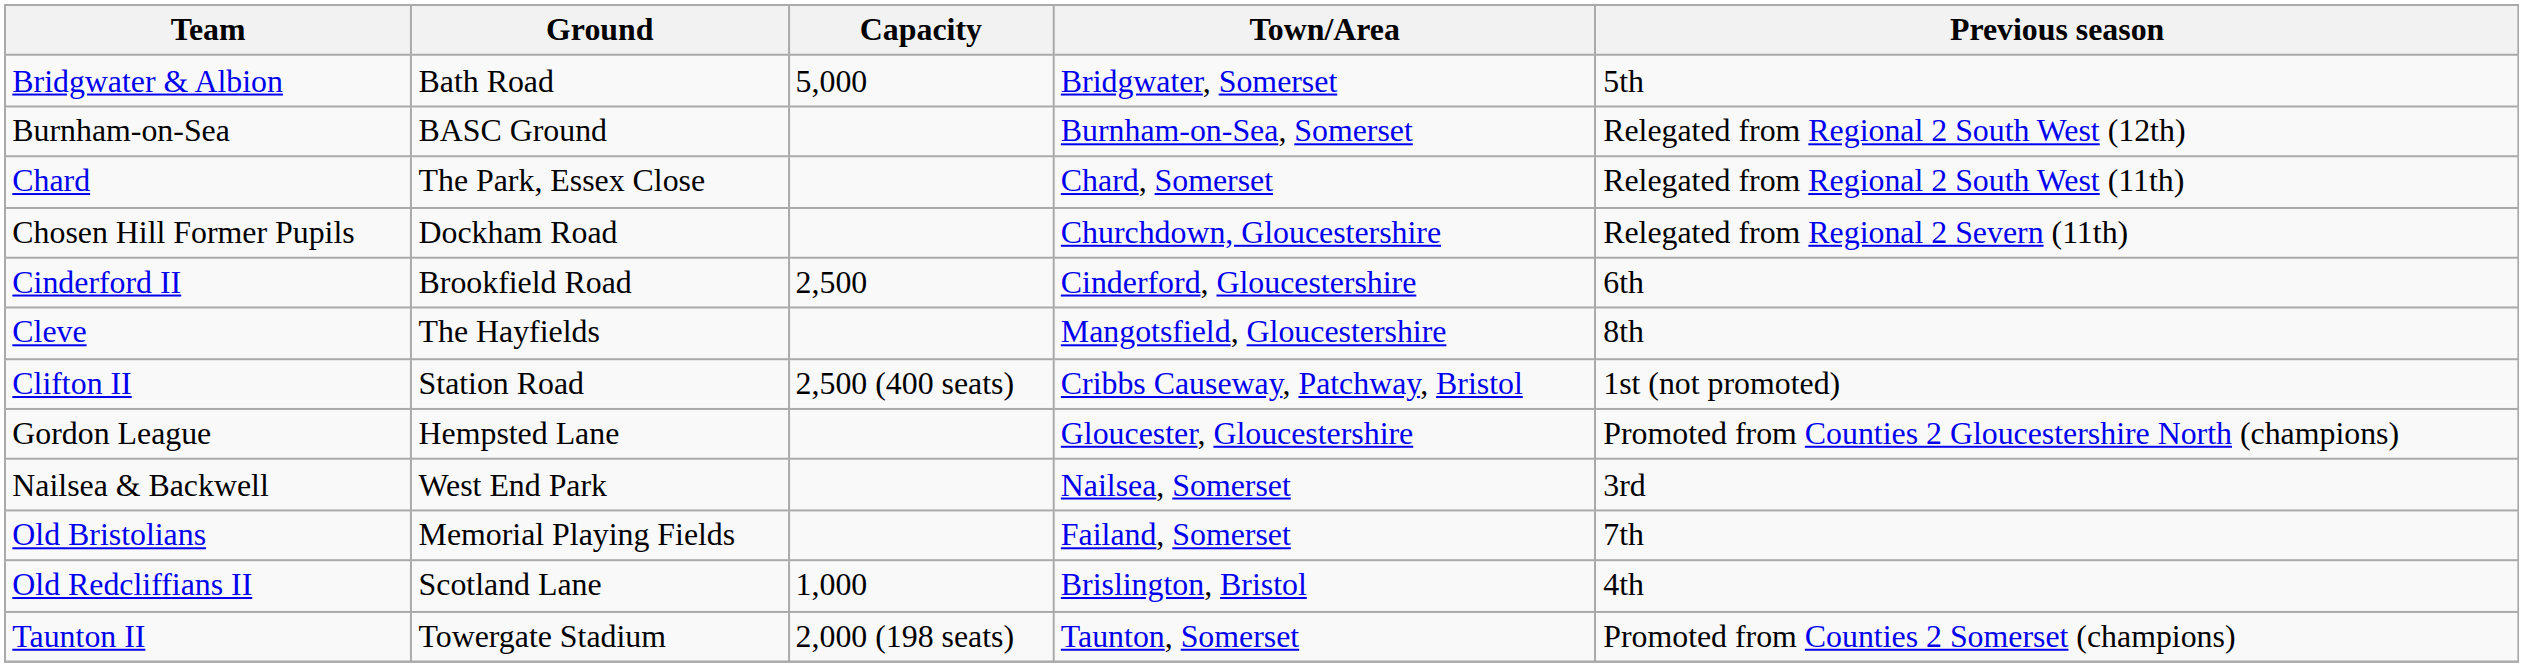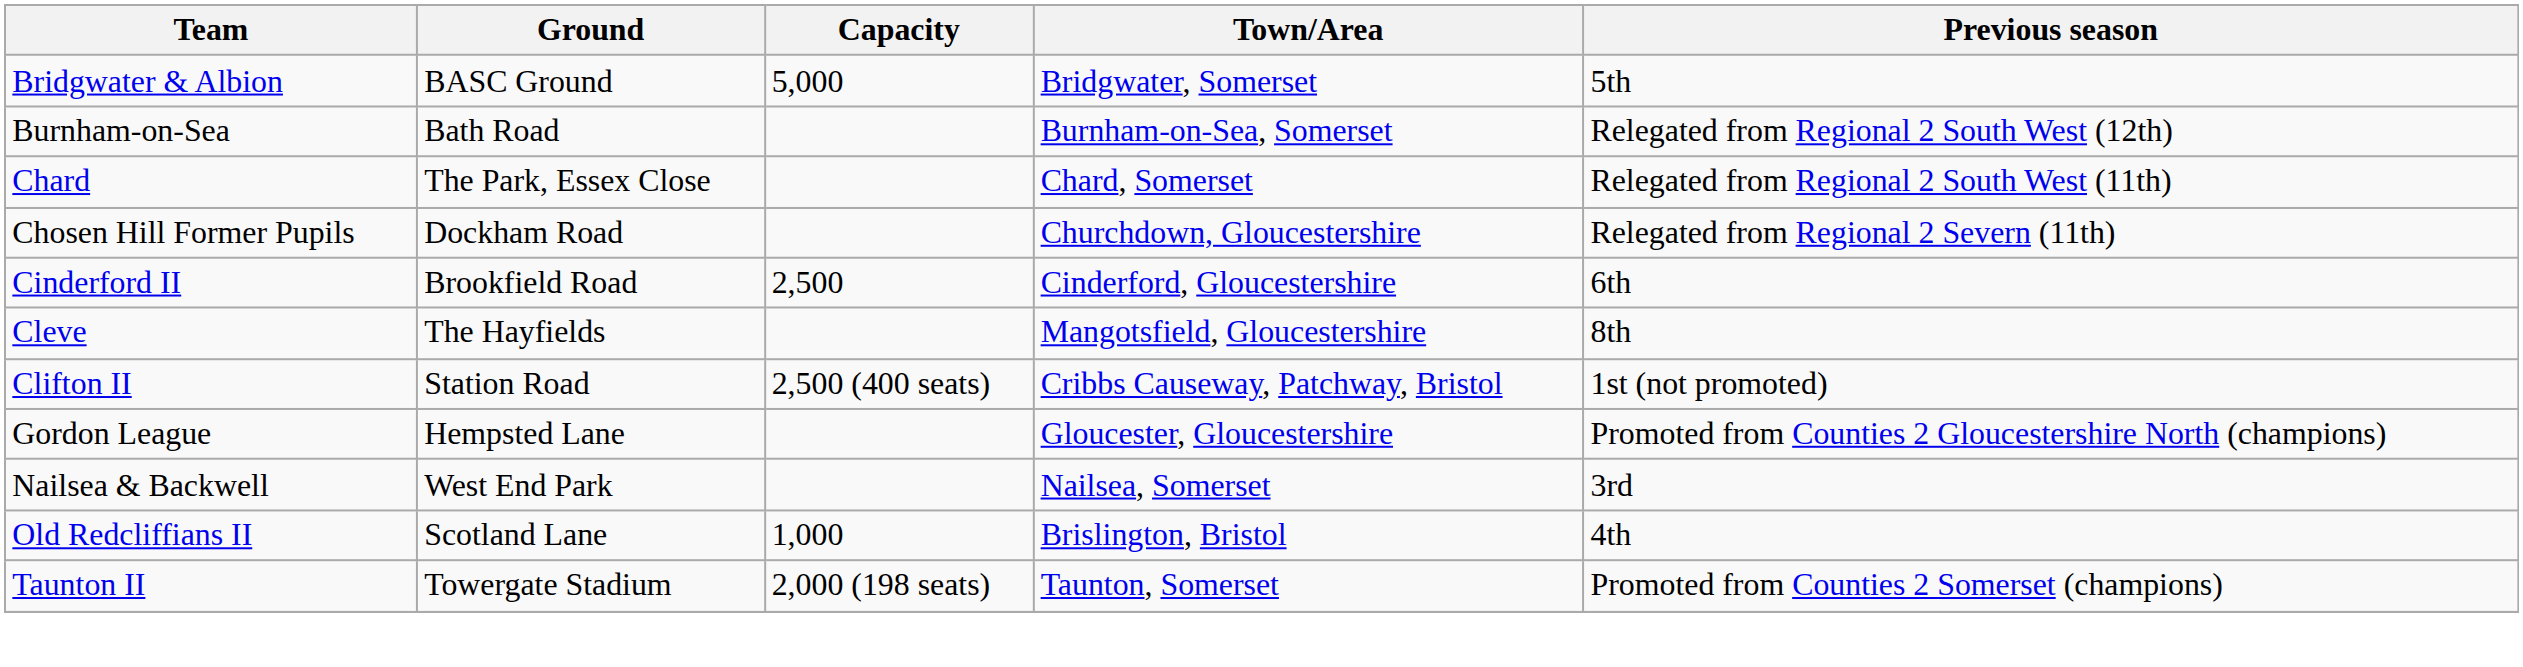(486, 80) Bath Road -> (518, 80) BASC Ground
(513, 130) BASC Ground -> (492, 130) Bath Road
- row: (109, 534)
